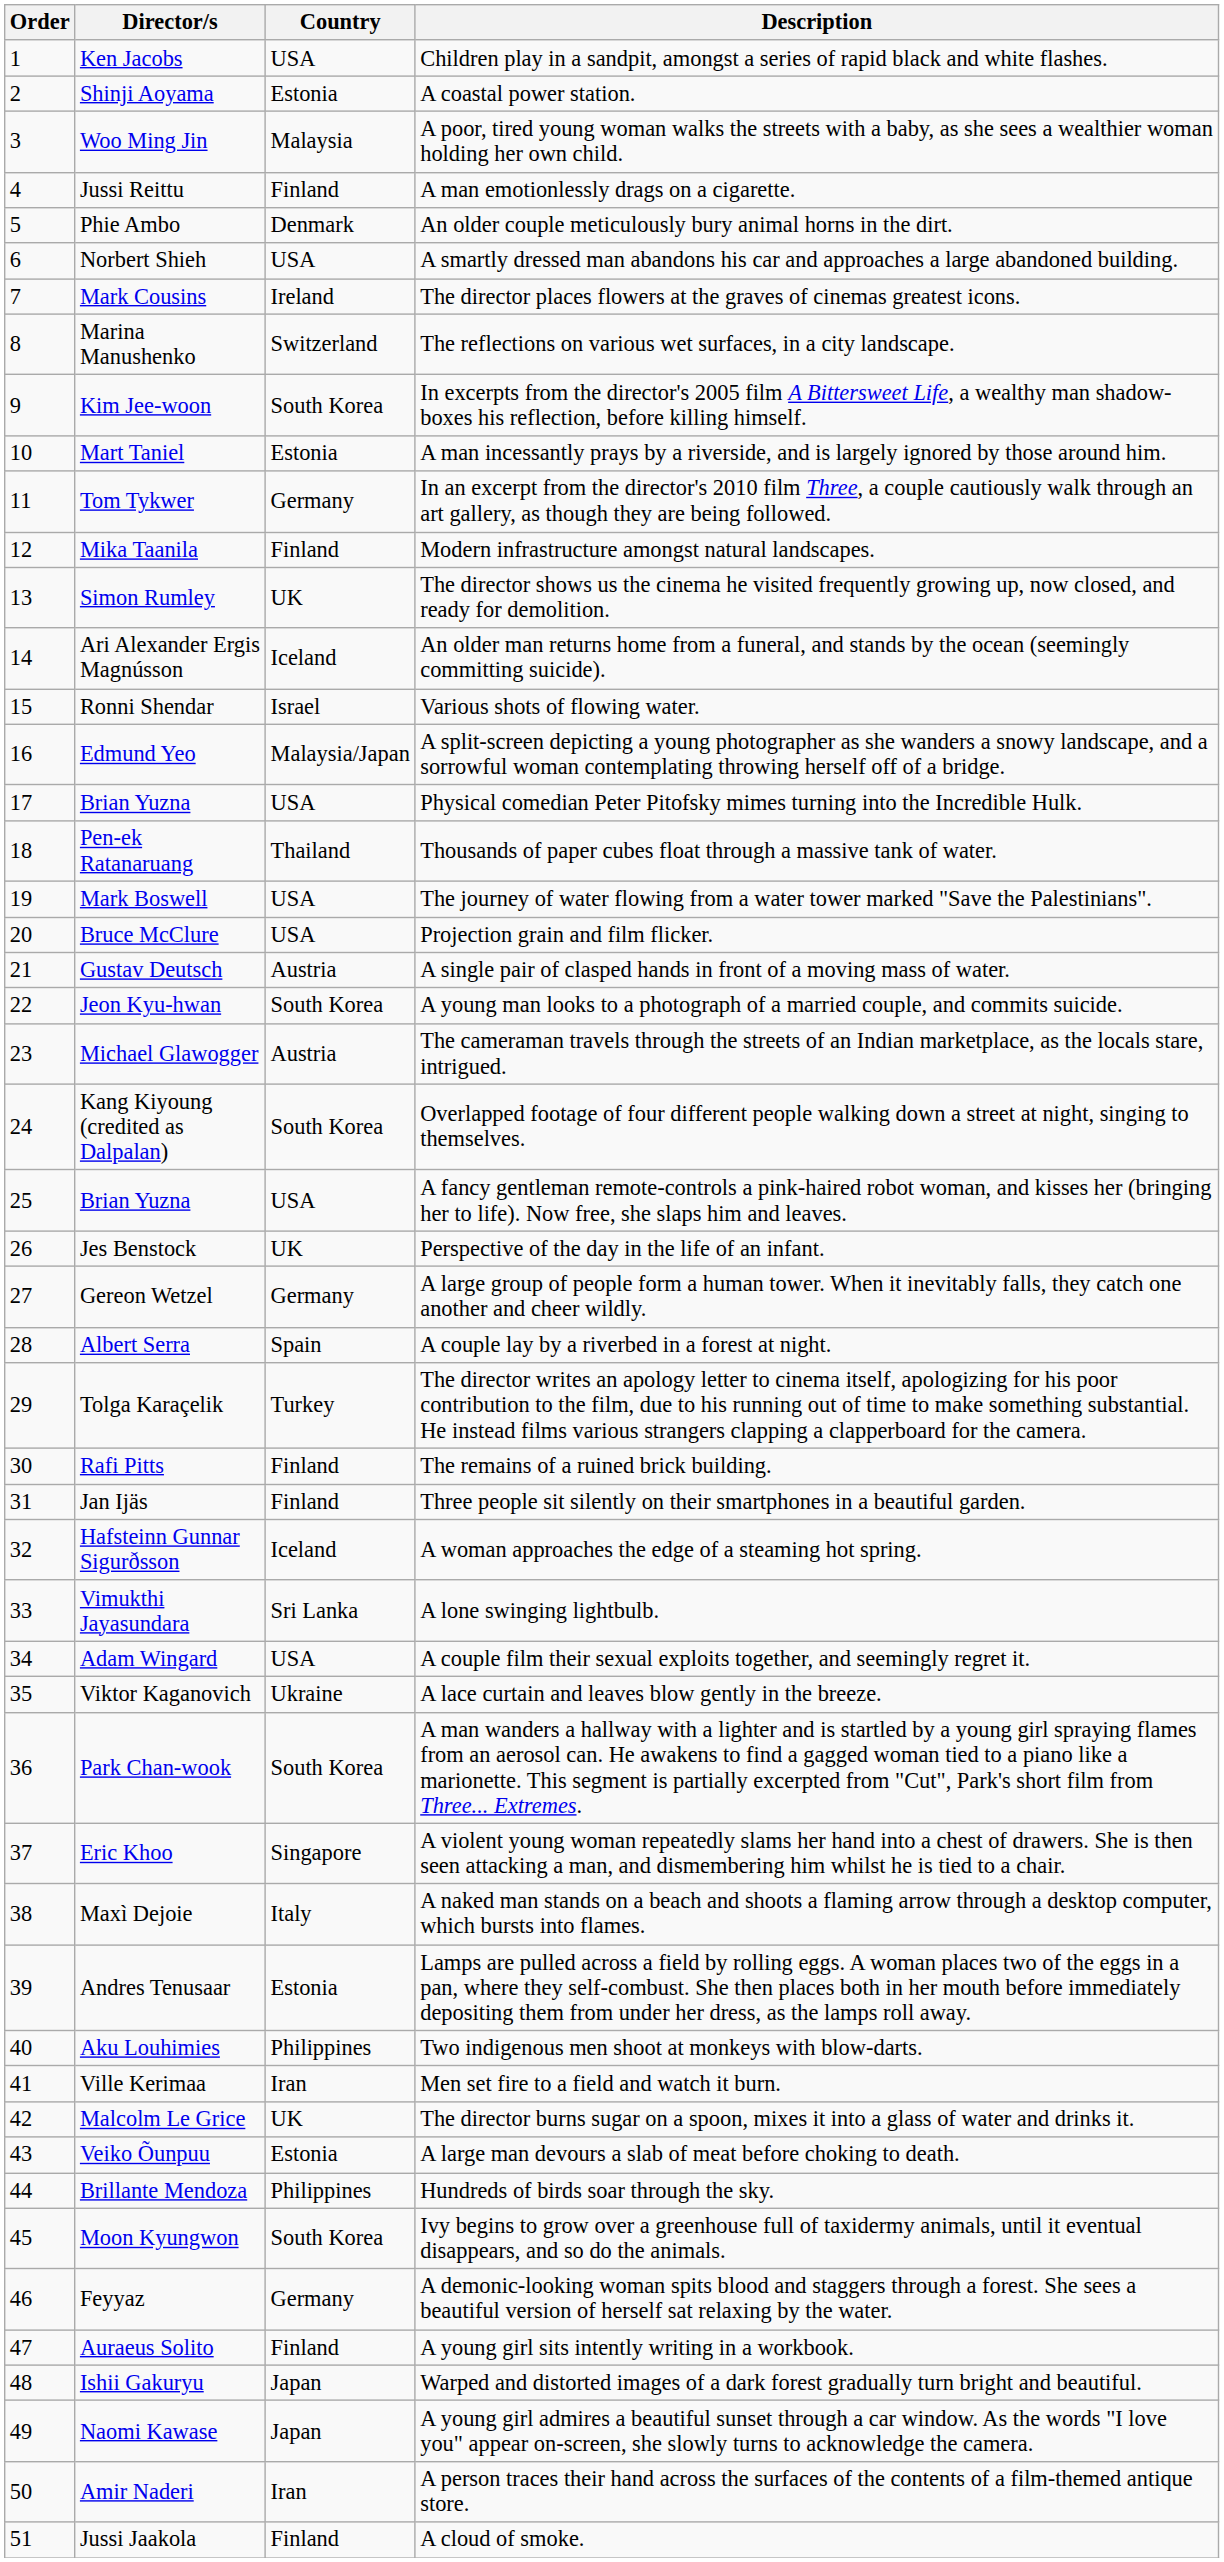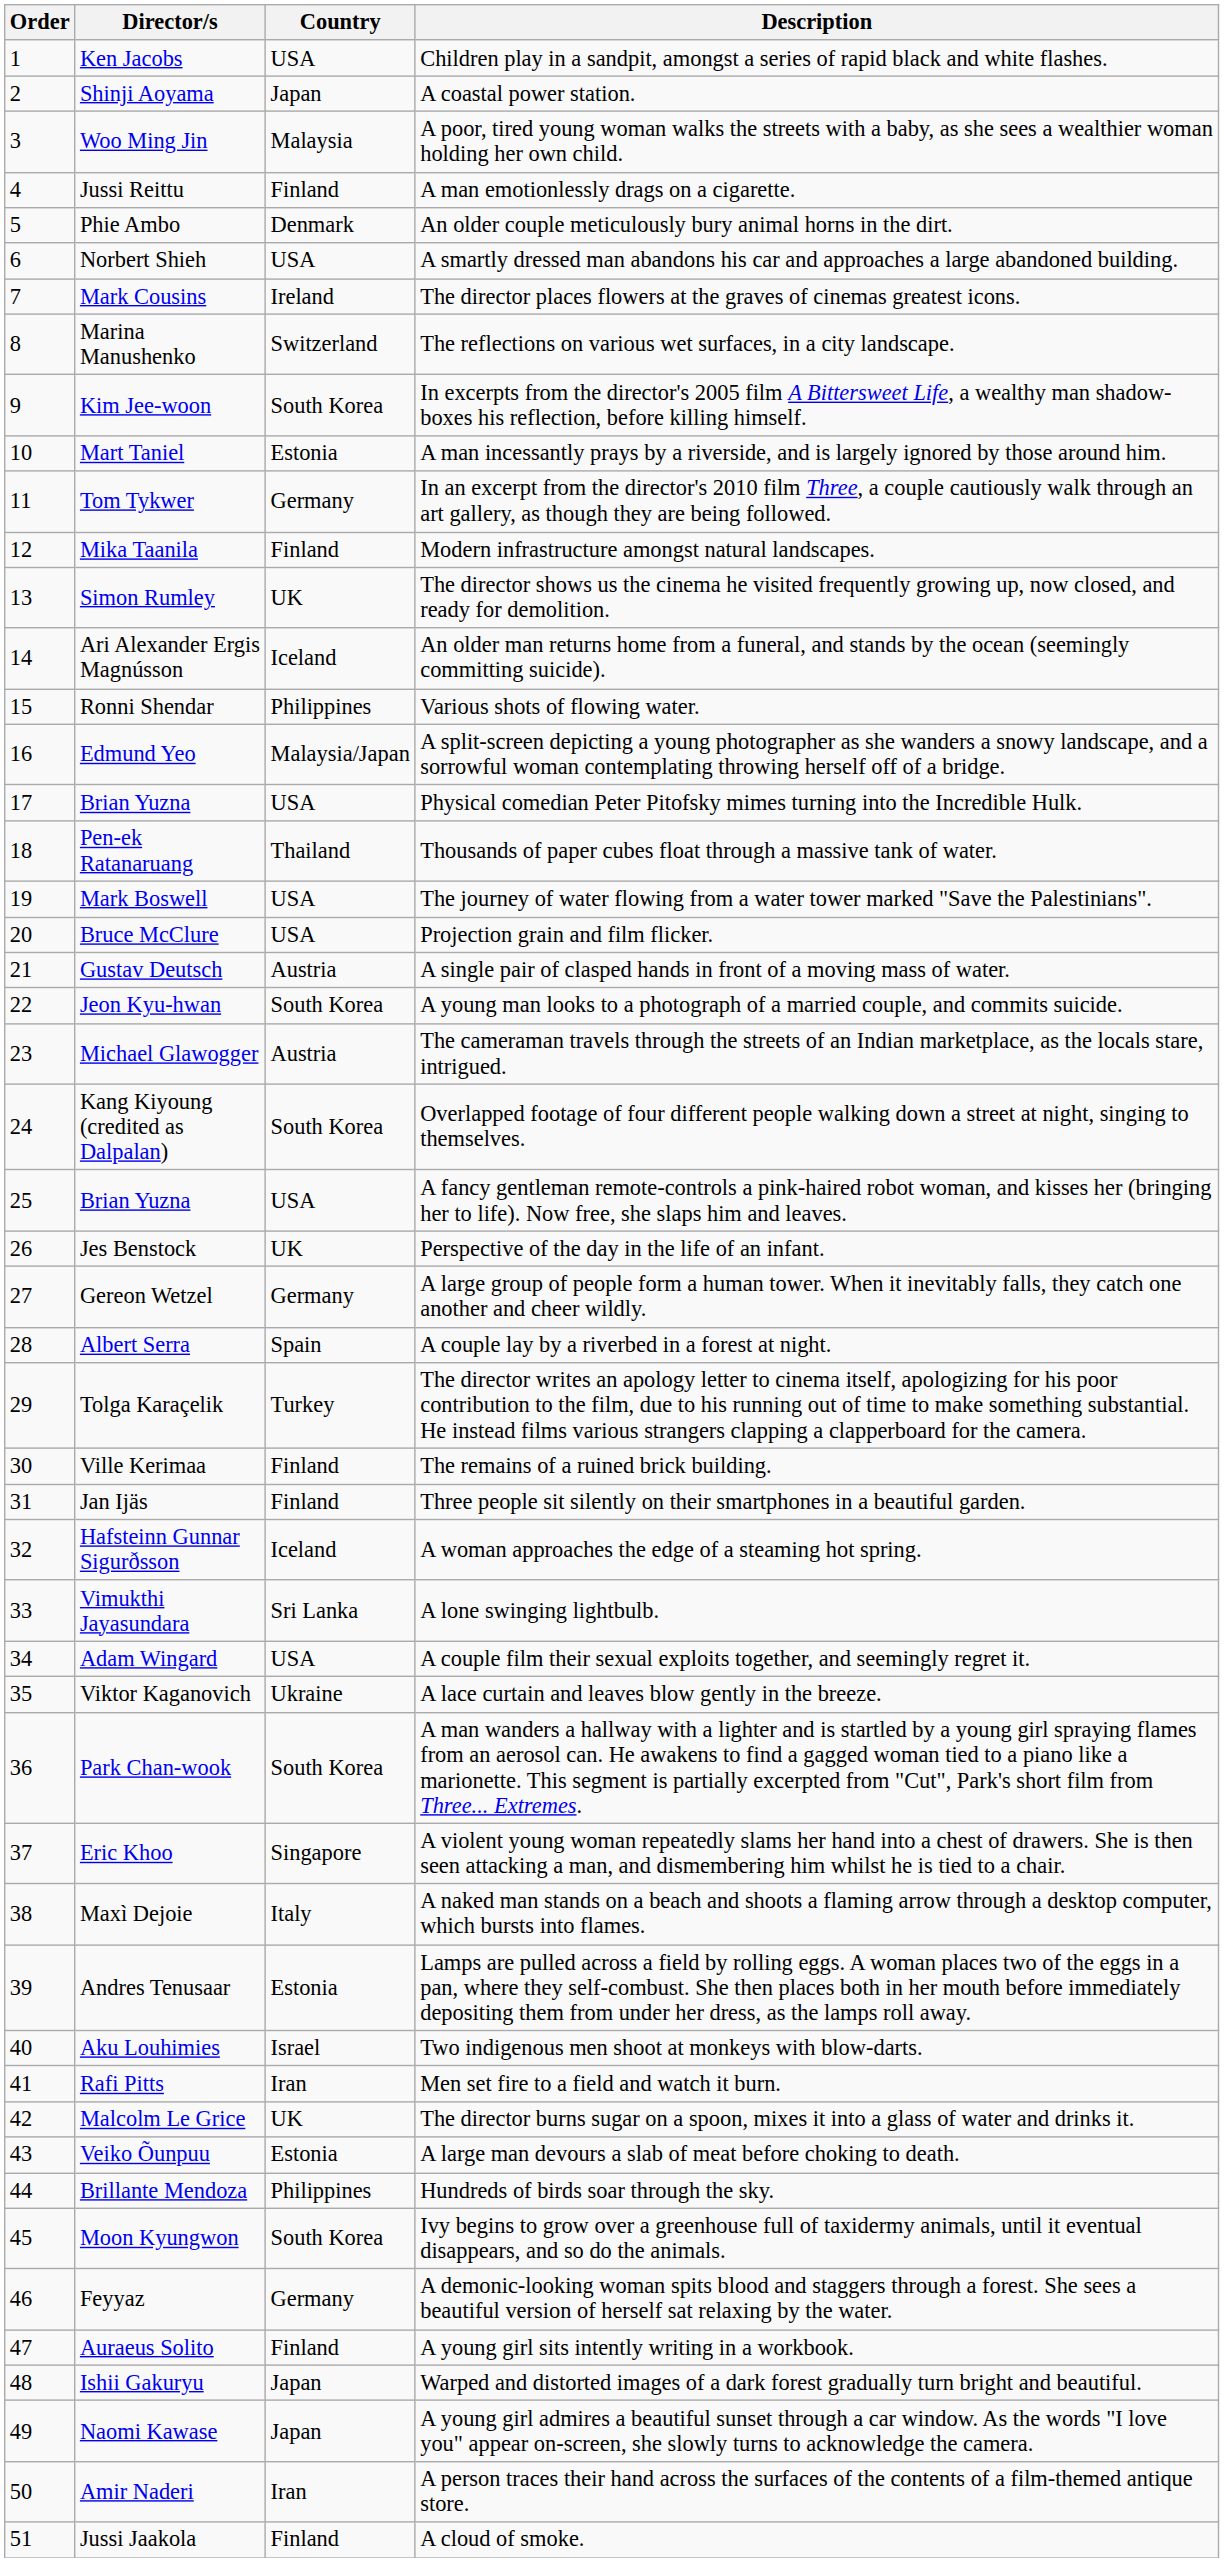(304, 93) Estonia -> (296, 93) Japan
(295, 706) Israel -> (321, 706) Philippines
(122, 1466) Rafi Pitts -> (143, 1466) Ville Kerimaa
(321, 2048) Philippines -> (295, 2048) Israel
(143, 2083) Ville Kerimaa -> (122, 2083) Rafi Pitts
